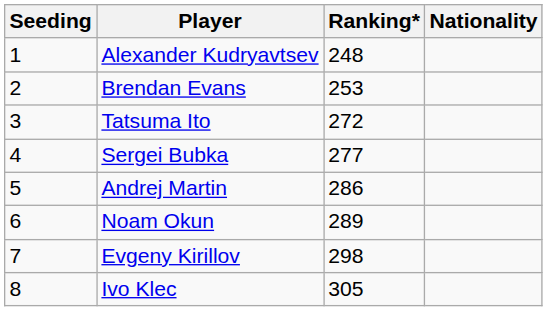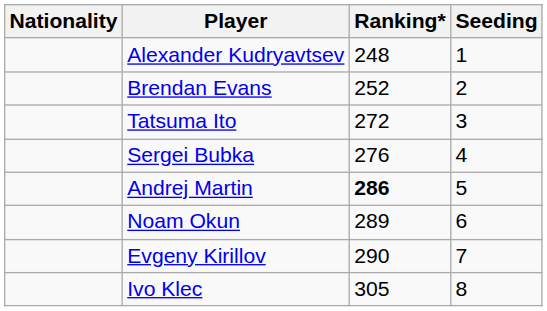columns swapped: (484, 21) <-> (51, 21)
(346, 88) 253 -> (372, 88) 252
(346, 155) 277 -> (372, 155) 276
(346, 188) normal -> (372, 188) bold
(346, 255) 298 -> (372, 255) 290
